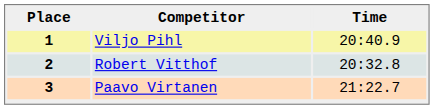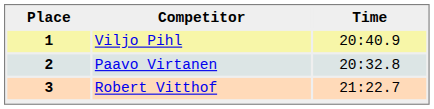(156, 65) Robert Vitthof -> (156, 65) Paavo Virtanen
(156, 89) Paavo Virtanen -> (156, 89) Robert Vitthof
